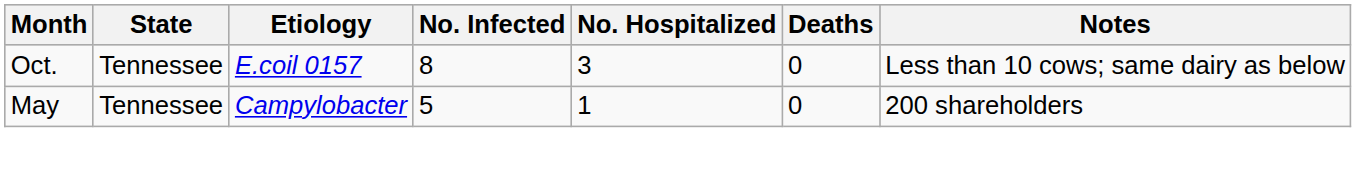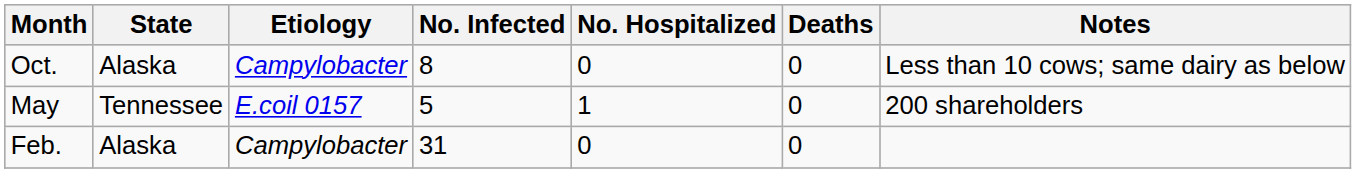(161, 65) Tennessee -> (138, 65) Alaska
(298, 65) E.coil 0157 -> (321, 65) Campylobacter
(584, 65) 3 -> (584, 65) 0
(321, 106) Campylobacter -> (298, 106) E.coil 0157
+ row: (36, 146)
